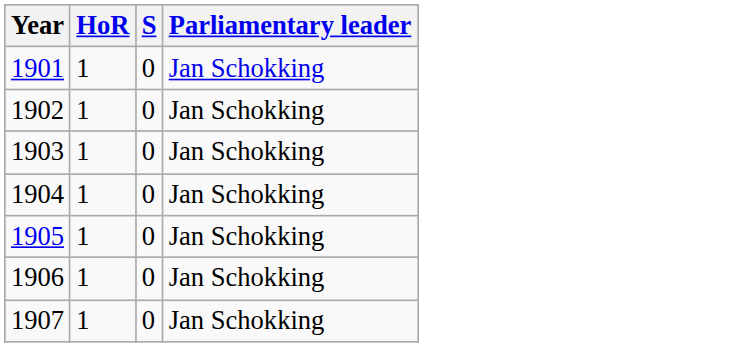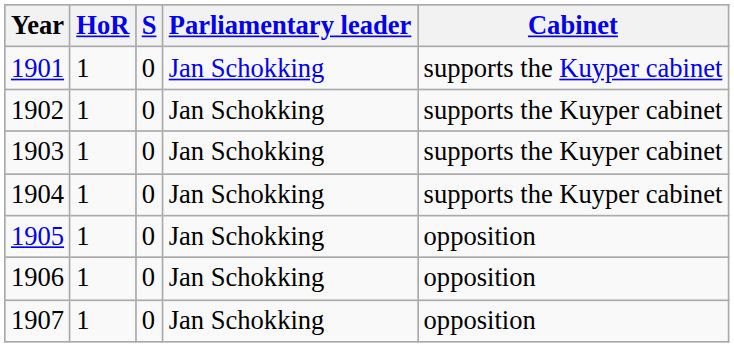+ column: (573, 25)
